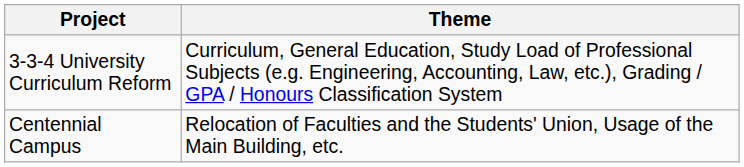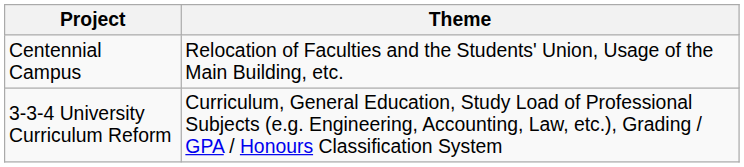rows swapped: (90, 72) <-> (55, 135)
